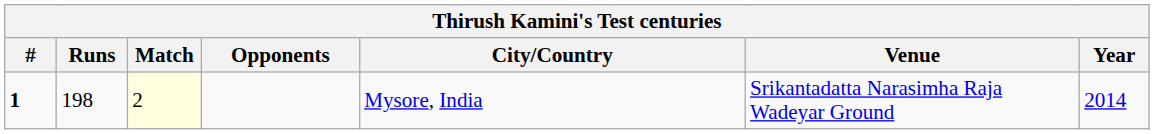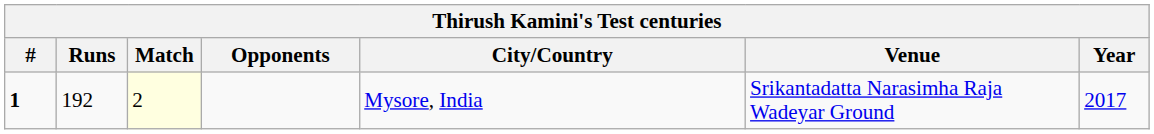(77, 100) 198 -> (77, 100) 192
(1105, 100) 2014 -> (1105, 100) 2017
